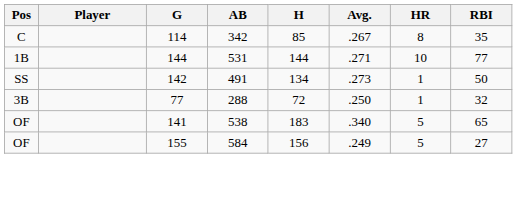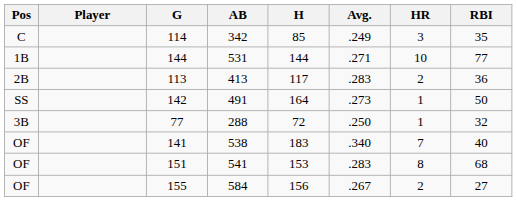(360, 36) .267 -> (360, 36) .249
(420, 36) 8 -> (420, 36) 3
+ row: (177, 79)
(299, 79) 134 -> (299, 100) 164
(420, 121) 5 -> (420, 143) 7
(481, 121) 65 -> (481, 143) 40
+ row: (177, 164)
(360, 143) .249 -> (360, 185) .267
(420, 143) 5 -> (420, 185) 2
